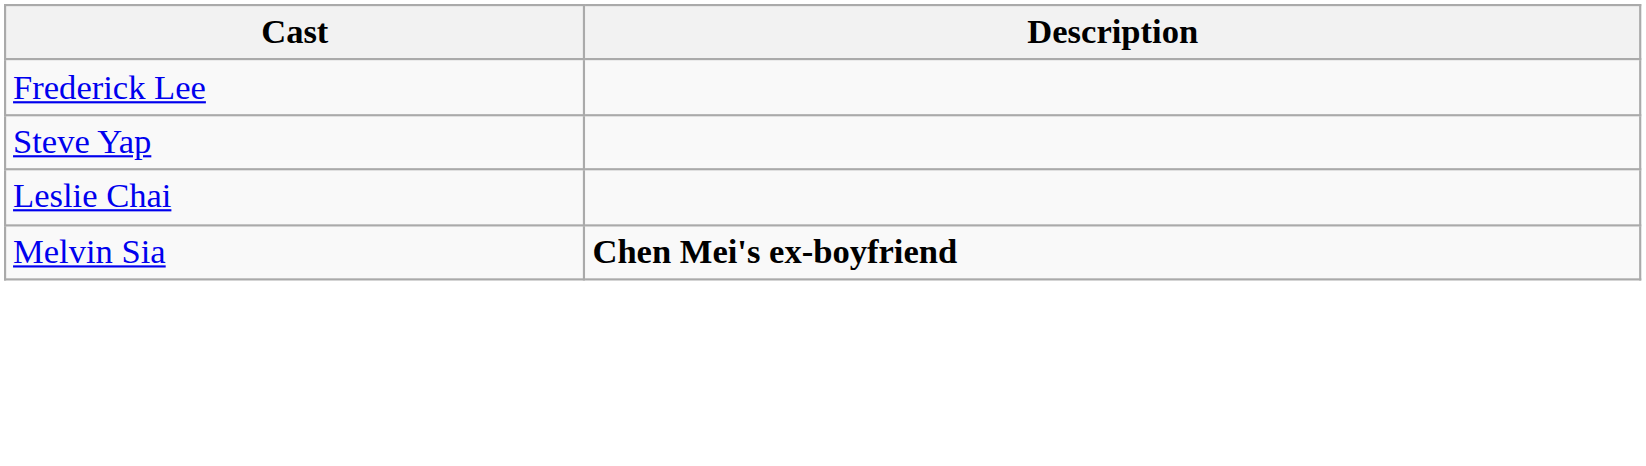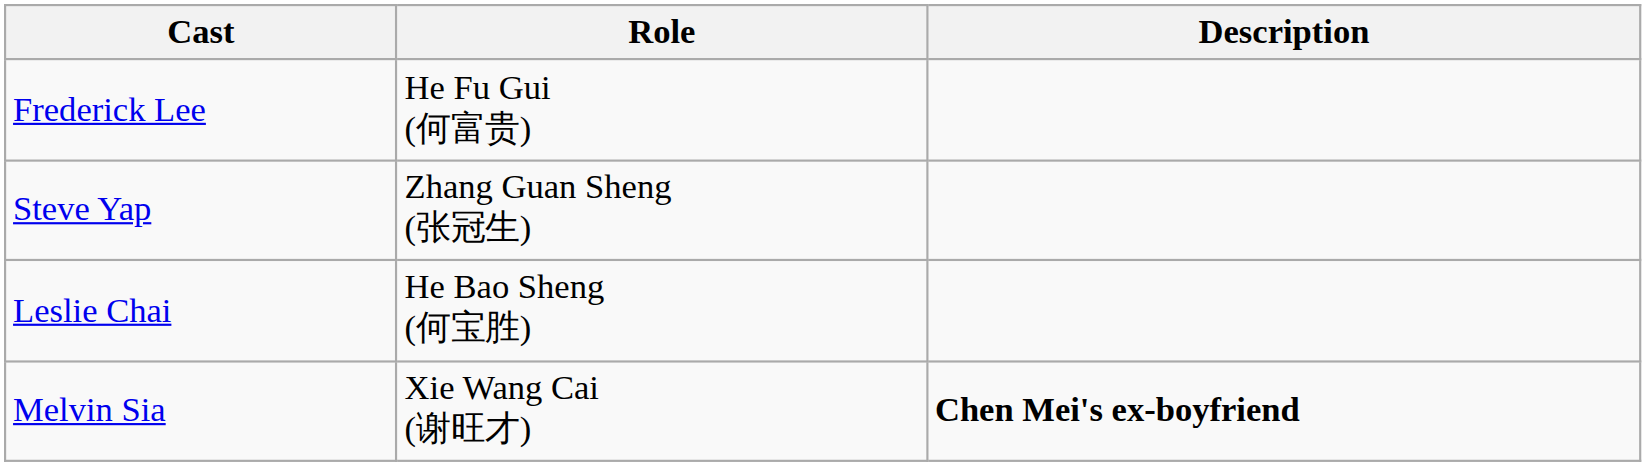+ column: (662, 31)
